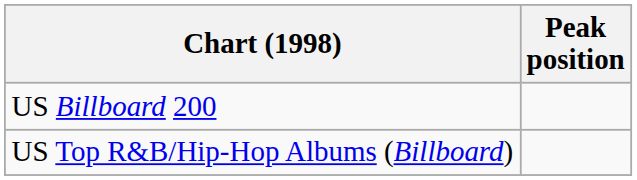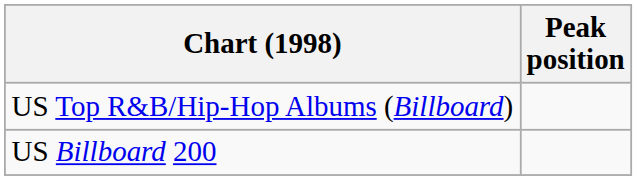rows swapped: (114, 105) <-> (262, 151)
